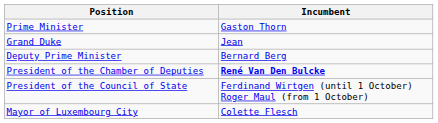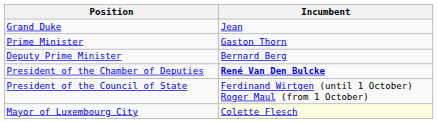rows swapped: (34, 41) <-> (45, 27)
(259, 111) no background -> (259, 111) lightyellow background
